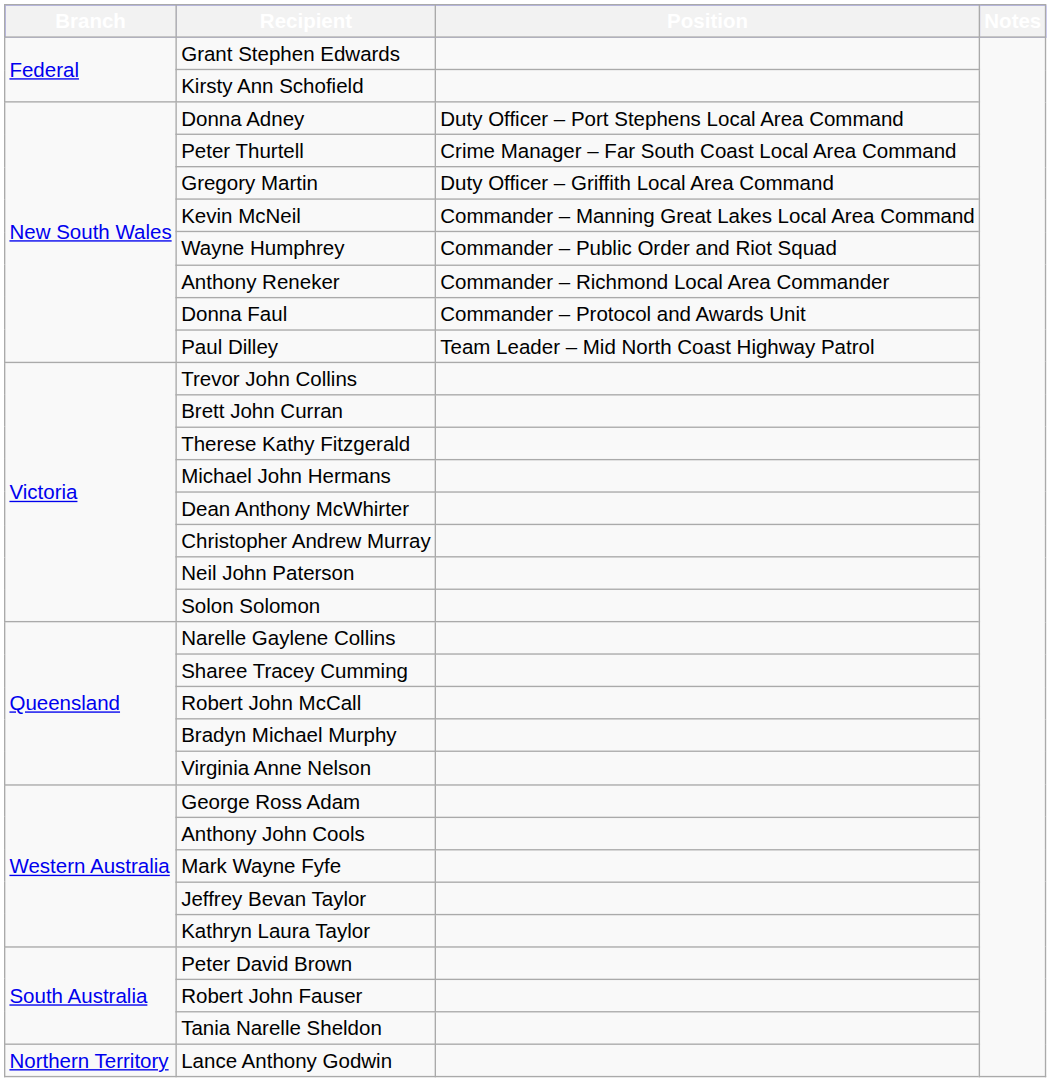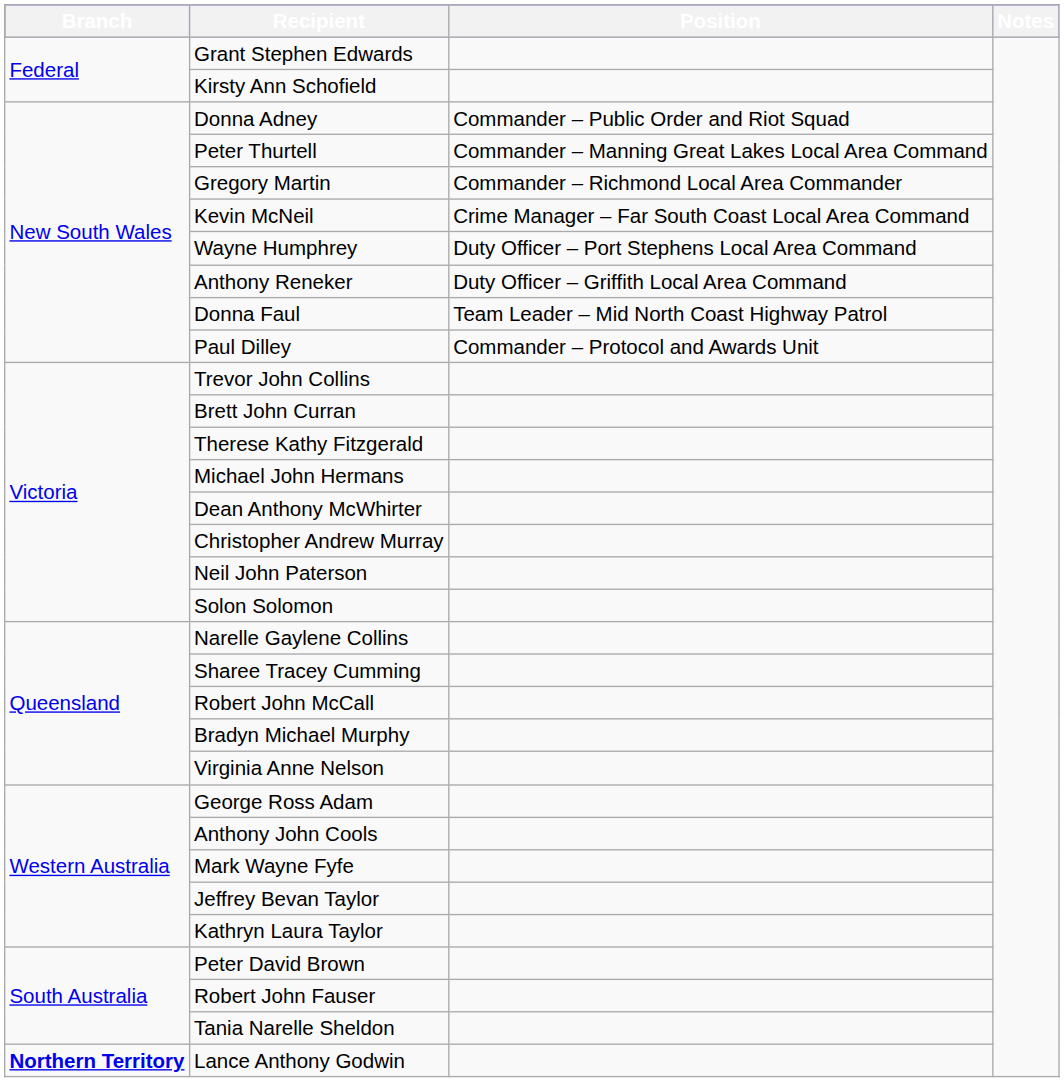(672, 119) Duty Officer – Port Stephens Local Area Command -> (651, 119) Commander – Public Order and Riot Squad
(698, 151) Crime Manager – Far South Coast Local Area Command -> (720, 151) Commander – Manning Great Lakes Local Area Command
(637, 184) Duty Officer – Griffith Local Area Command -> (678, 184) Commander – Richmond Local Area Commander
(708, 216) Commander – Manning Great Lakes Local Area Command -> (711, 216) Crime Manager – Far South Coast Local Area Command
(639, 248) Commander – Public Order and Riot Squad -> (685, 248) Duty Officer – Port Stephens Local Area Command
(665, 281) Commander – Richmond Local Area Commander -> (650, 281) Duty Officer – Griffith Local Area Command
(623, 313) Commander – Protocol and Awards Unit -> (670, 313) Team Leader – Mid North Coast Highway Patrol
(657, 346) Team Leader – Mid North Coast Highway Patrol -> (636, 346) Commander – Protocol and Awards Unit
(89, 1061) normal -> (97, 1061) bold
